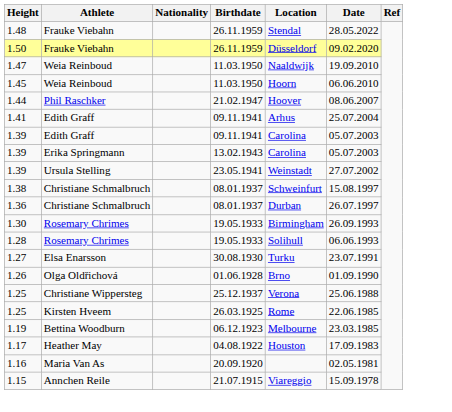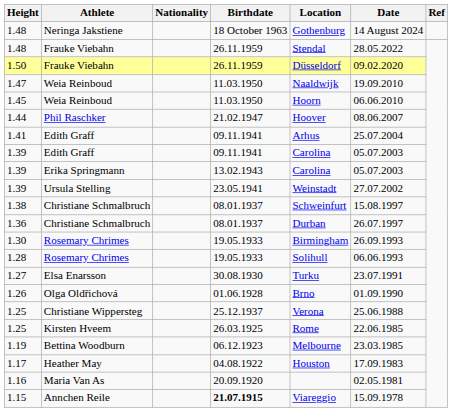+ row: (17, 30)
(238, 380) normal -> (238, 398) bold
